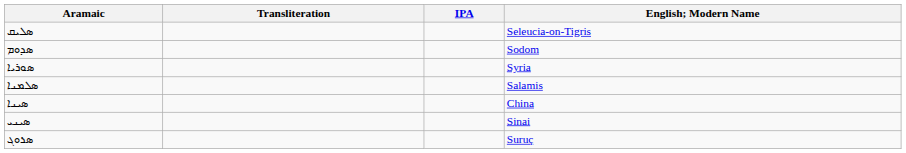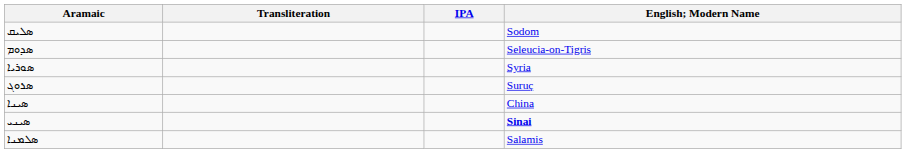(549, 31) Seleucia-on-Tigris -> (523, 31) Sodom
(523, 49) Sodom -> (549, 49) Seleucia-on-Tigris
rows swapped: (20, 139) <-> (23, 85)
(519, 121) normal -> (519, 121) bold
